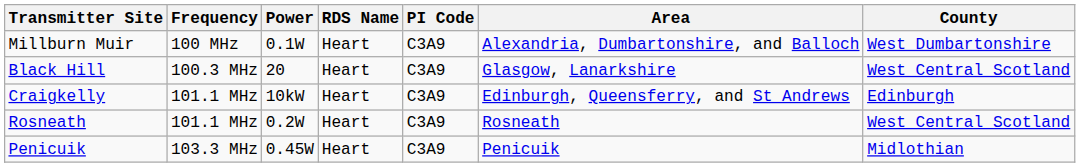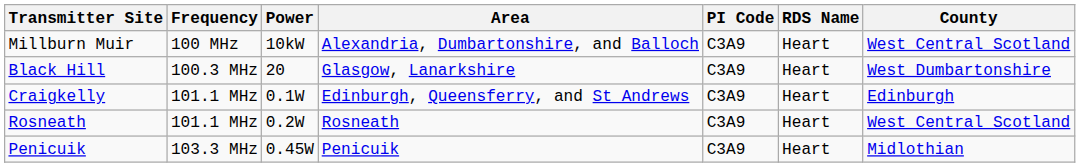columns swapped: (360, 18) <-> (671, 18)
(285, 44) 0.1W -> (285, 44) 10kW
(959, 44) West Dumbartonshire -> (969, 44) West Central Scotland
(969, 70) West Central Scotland -> (959, 70) West Dumbartonshire
(285, 97) 10kW -> (285, 97) 0.1W
